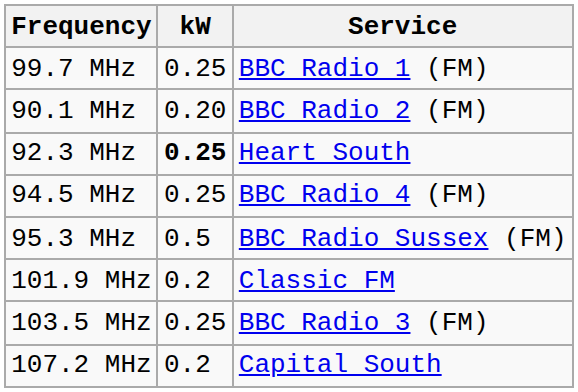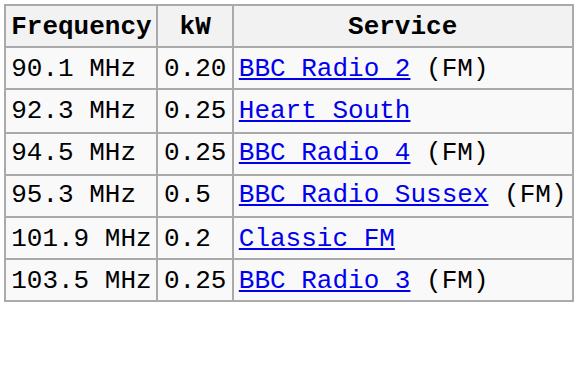- row: (74, 69)
(195, 153) bold -> (195, 111) normal
- row: (81, 365)
